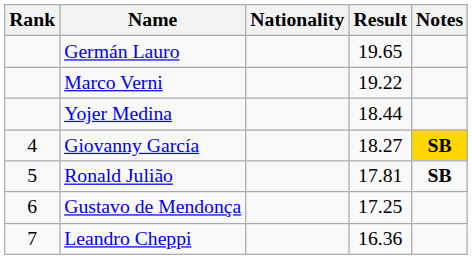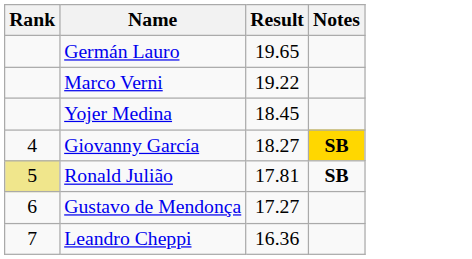- column: (297, 20)
(380, 113) 18.44 -> (277, 113) 18.45
(32, 176) no background -> (32, 176) khaki background
(380, 207) 17.25 -> (277, 207) 17.27
